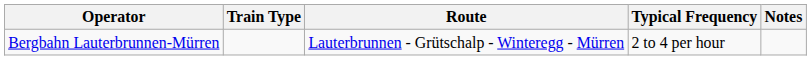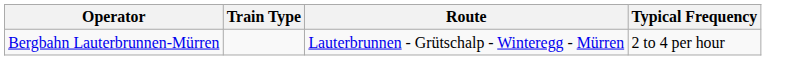- column: (783, 17)
